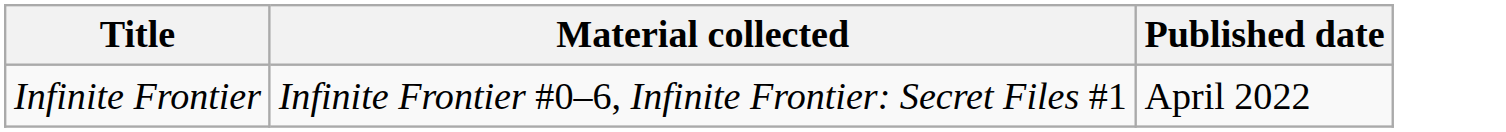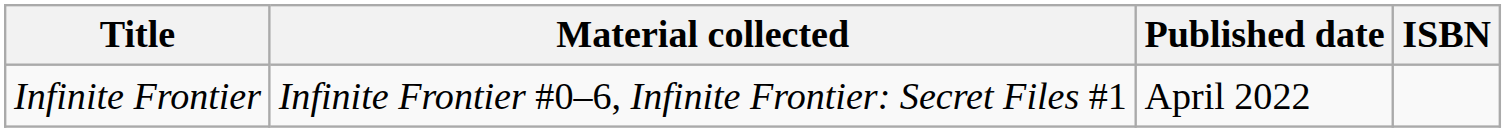+ column: (1447, 34)
